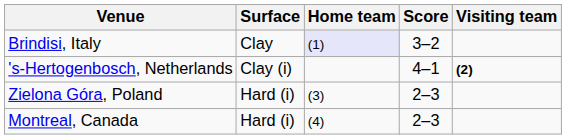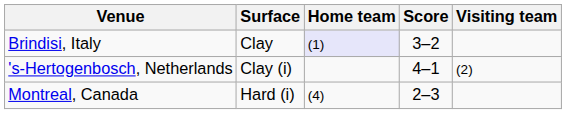(464, 69) bold -> (464, 70) normal
- row: (85, 95)
